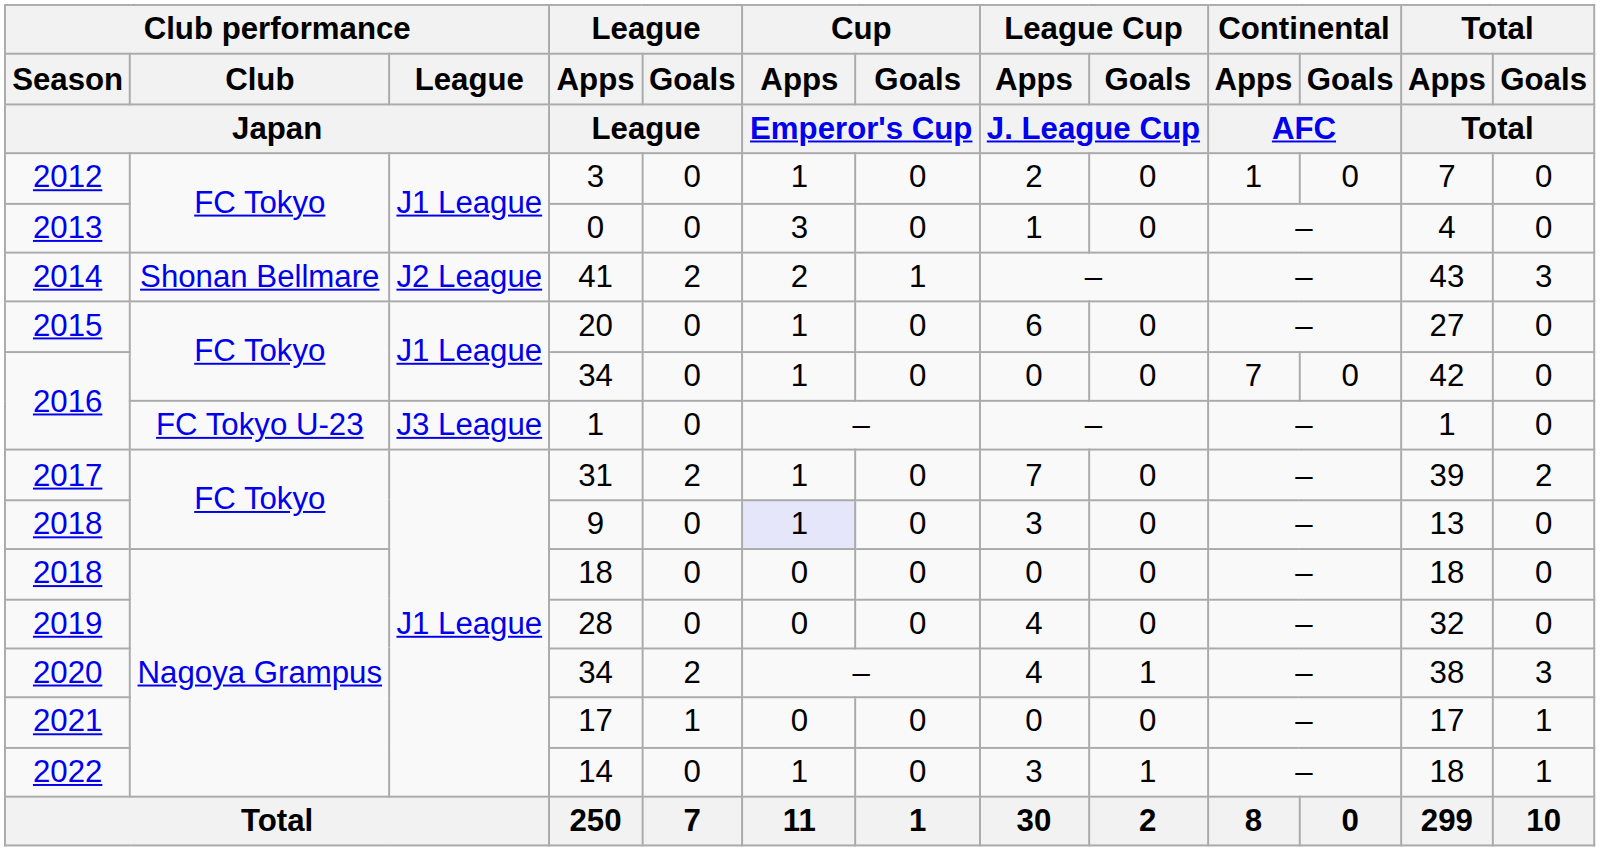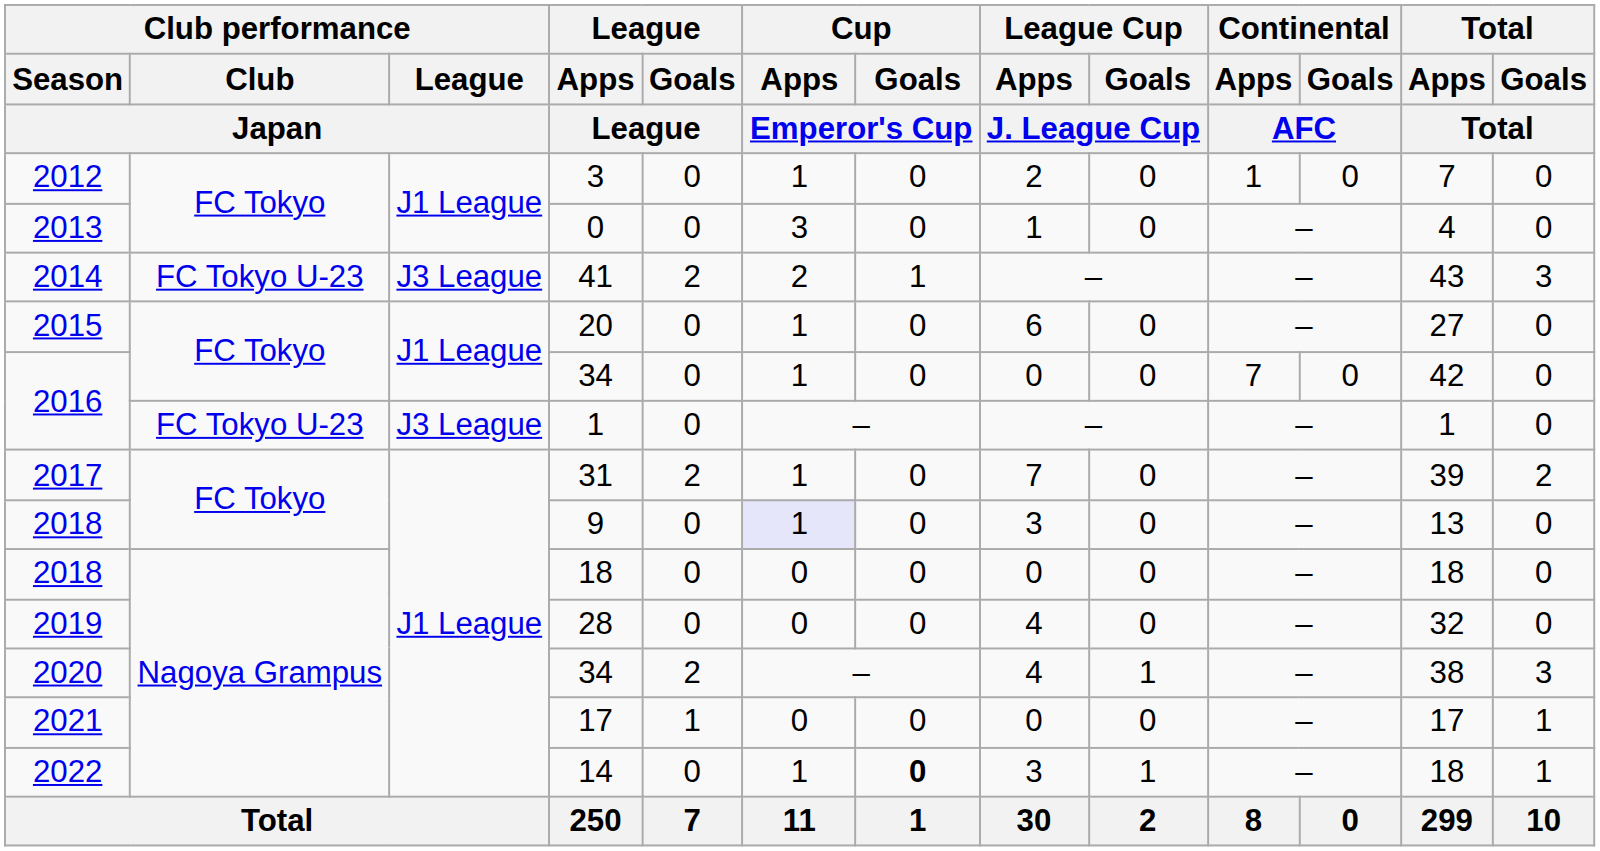(260, 276) Shonan Bellmare -> (260, 276) FC Tokyo U-23
(469, 276) J2 League -> (469, 276) J3 League
(918, 771) normal -> (918, 771) bold
